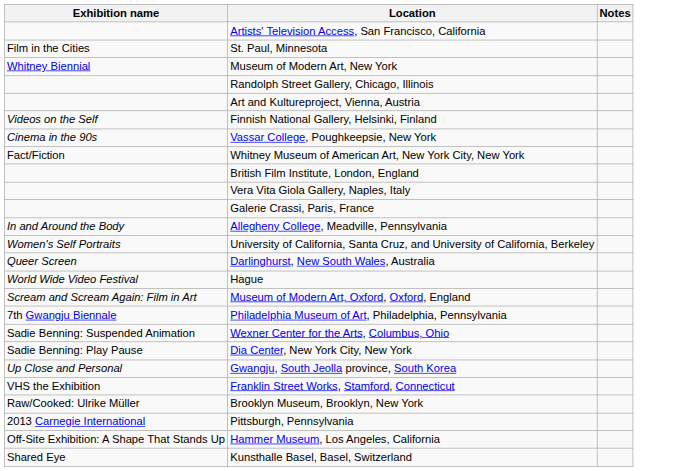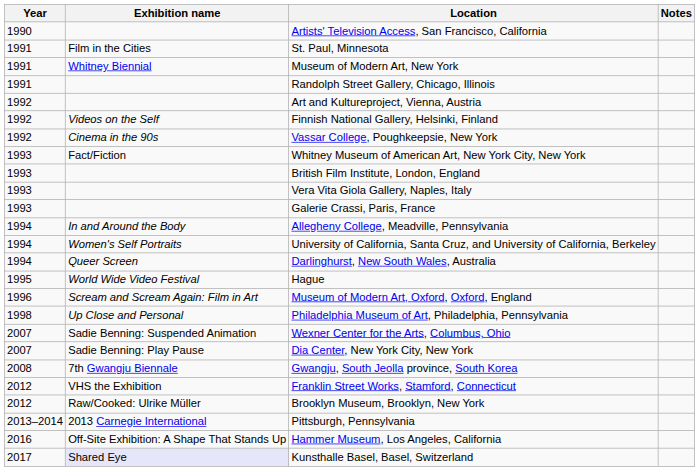+ column: (35, 13)
(62, 315) 7th Gwangju Biennale -> (126, 315) Up Close and Personal
(65, 368) Up Close and Personal -> (123, 368) 7th Gwangju Biennale
(36, 457) no background -> (97, 457) lavender background
